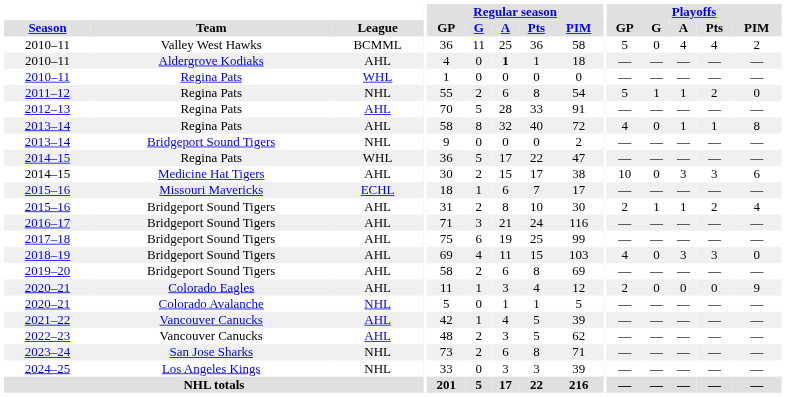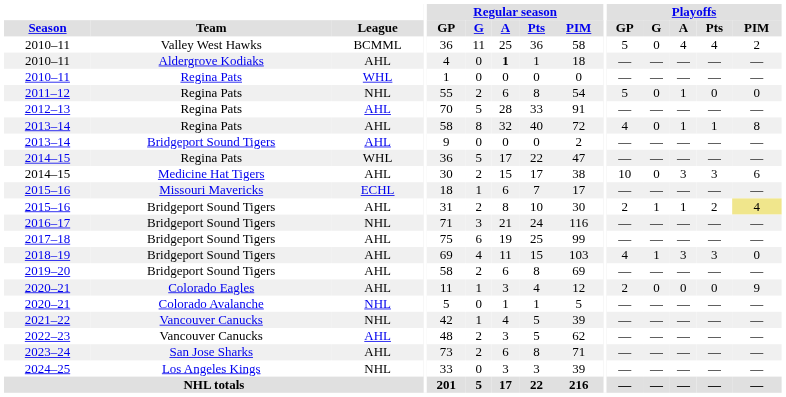(656, 93) 1 -> (656, 93) 0
(714, 93) 2 -> (714, 93) 0
(378, 141) NHL -> (378, 141) AHL
(757, 206) no background -> (757, 206) khaki background
(378, 222) AHL -> (378, 222) NHL
(656, 255) 0 -> (656, 255) 1
(378, 319) AHL -> (378, 319) NHL
(378, 352) NHL -> (378, 352) AHL
